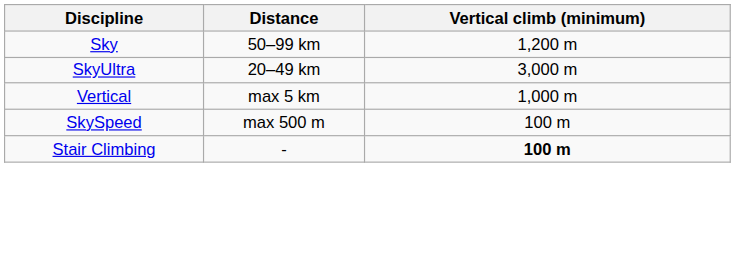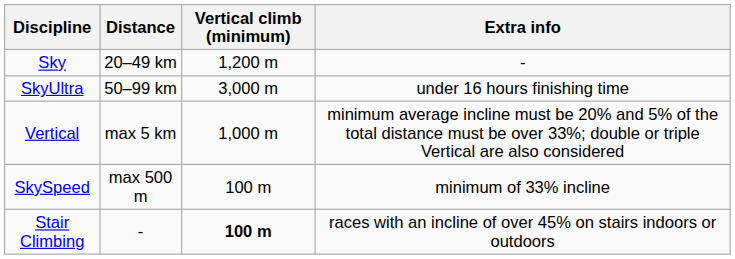+ column: (523, 27)
(284, 44) 50–99 km -> (141, 63) 20–49 km
(284, 70) 20–49 km -> (141, 89) 50–99 km
